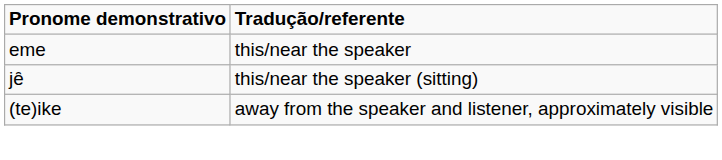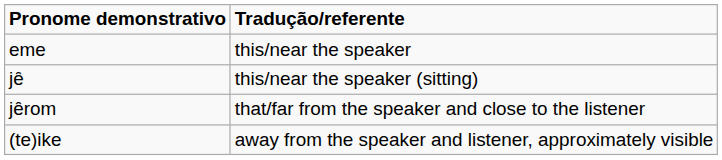+ row: (33, 109)
